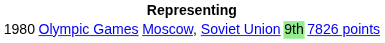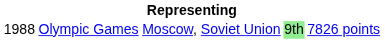(19, 29) 1980 -> (19, 29) 1988
